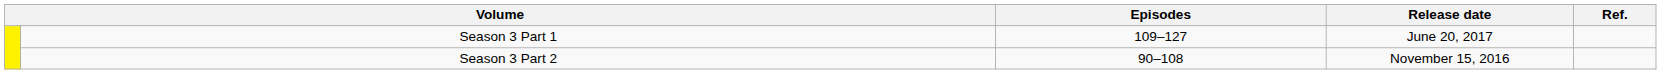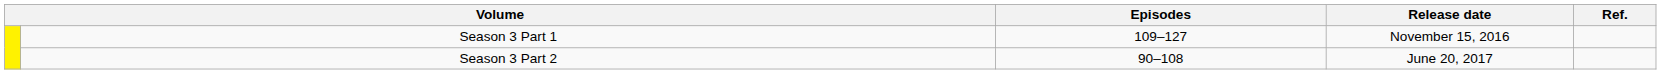(1450, 36) June 20, 2017 -> (1450, 36) November 15, 2016
(1450, 58) November 15, 2016 -> (1450, 58) June 20, 2017
